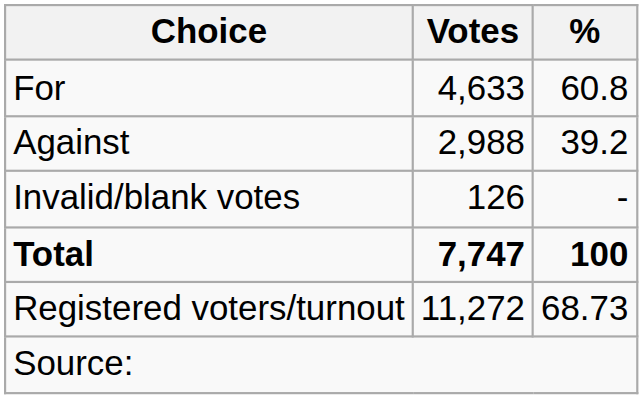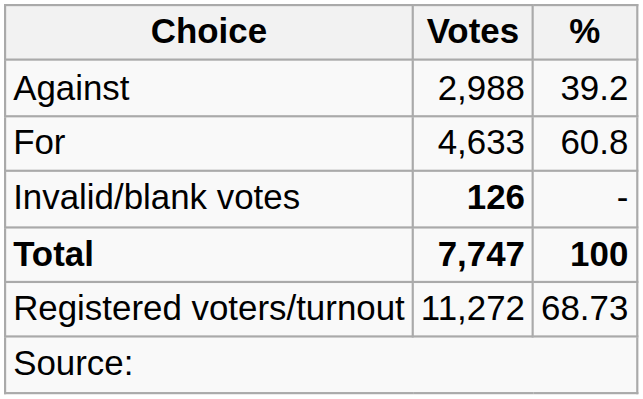rows swapped: (39, 87) <-> (71, 142)
(496, 198) normal -> (496, 198) bold
